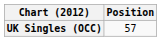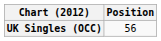(130, 29) 57 -> (130, 29) 56
